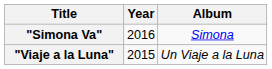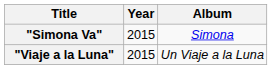(141, 34) 2016 -> (141, 34) 2015
